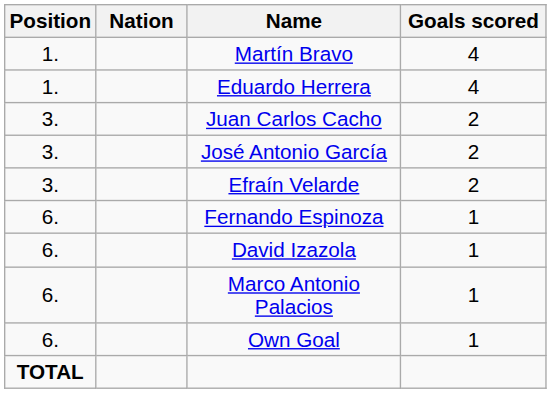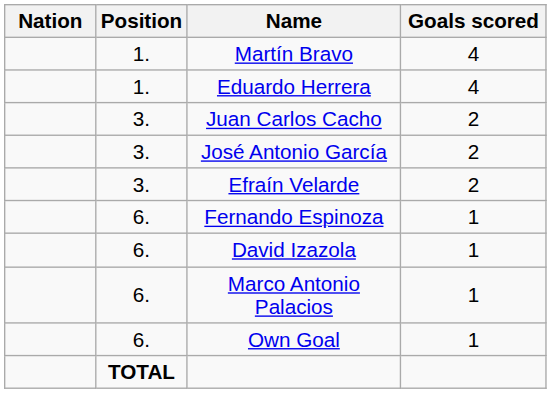columns swapped: (50, 21) <-> (141, 21)
